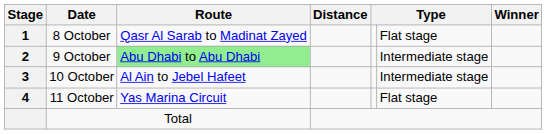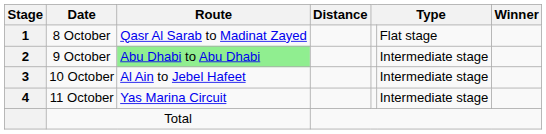(409, 98) Flat stage -> (434, 98) Intermediate stage
